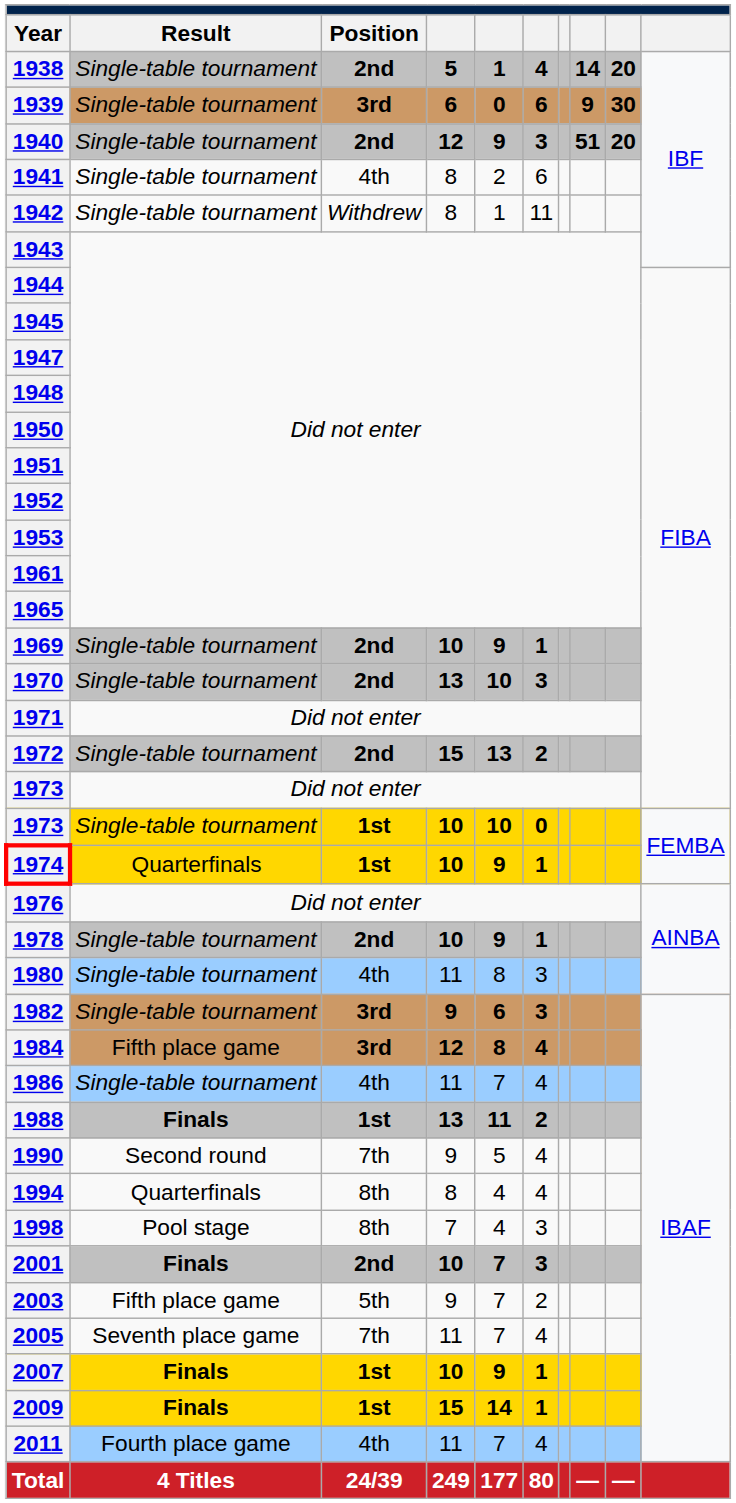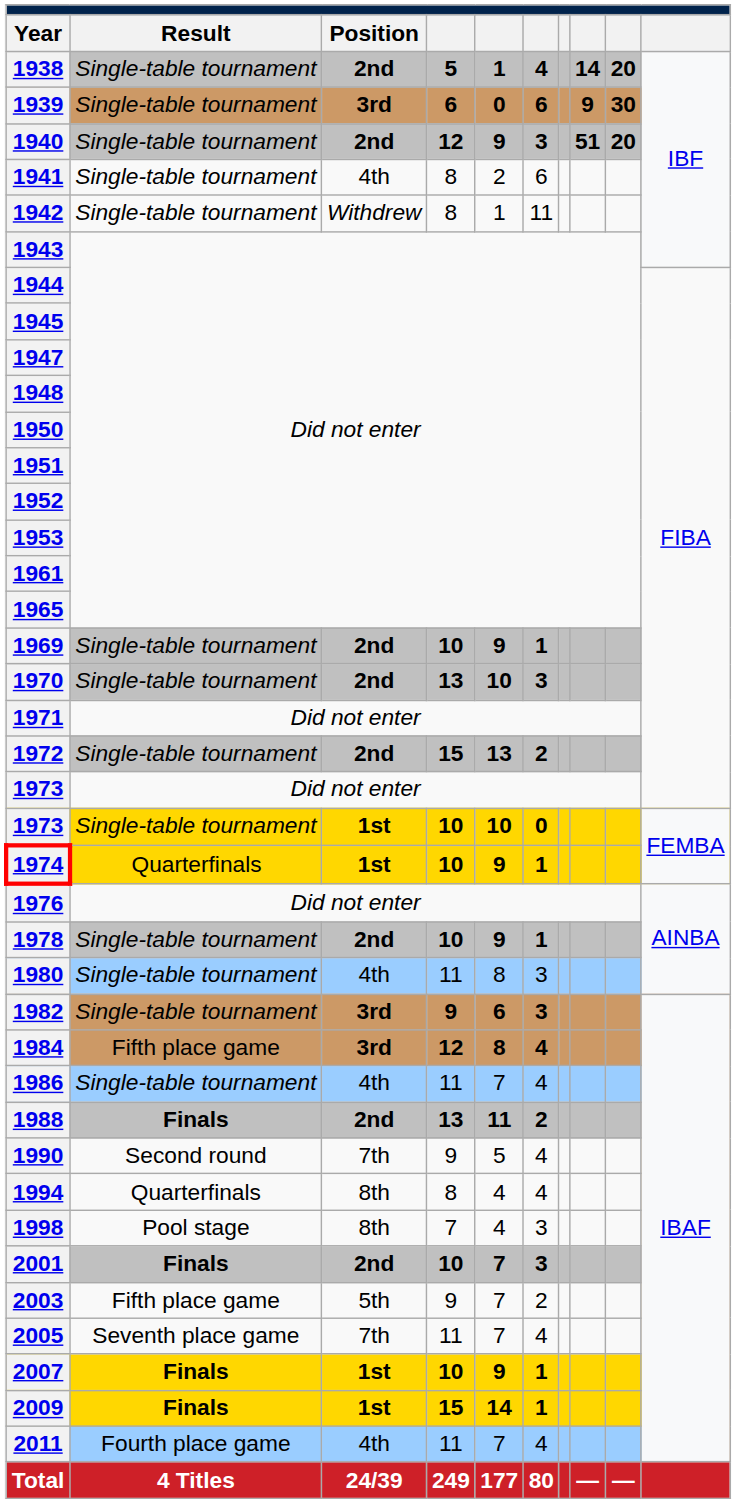(374, 1119) 1st -> (374, 1119) 2nd
